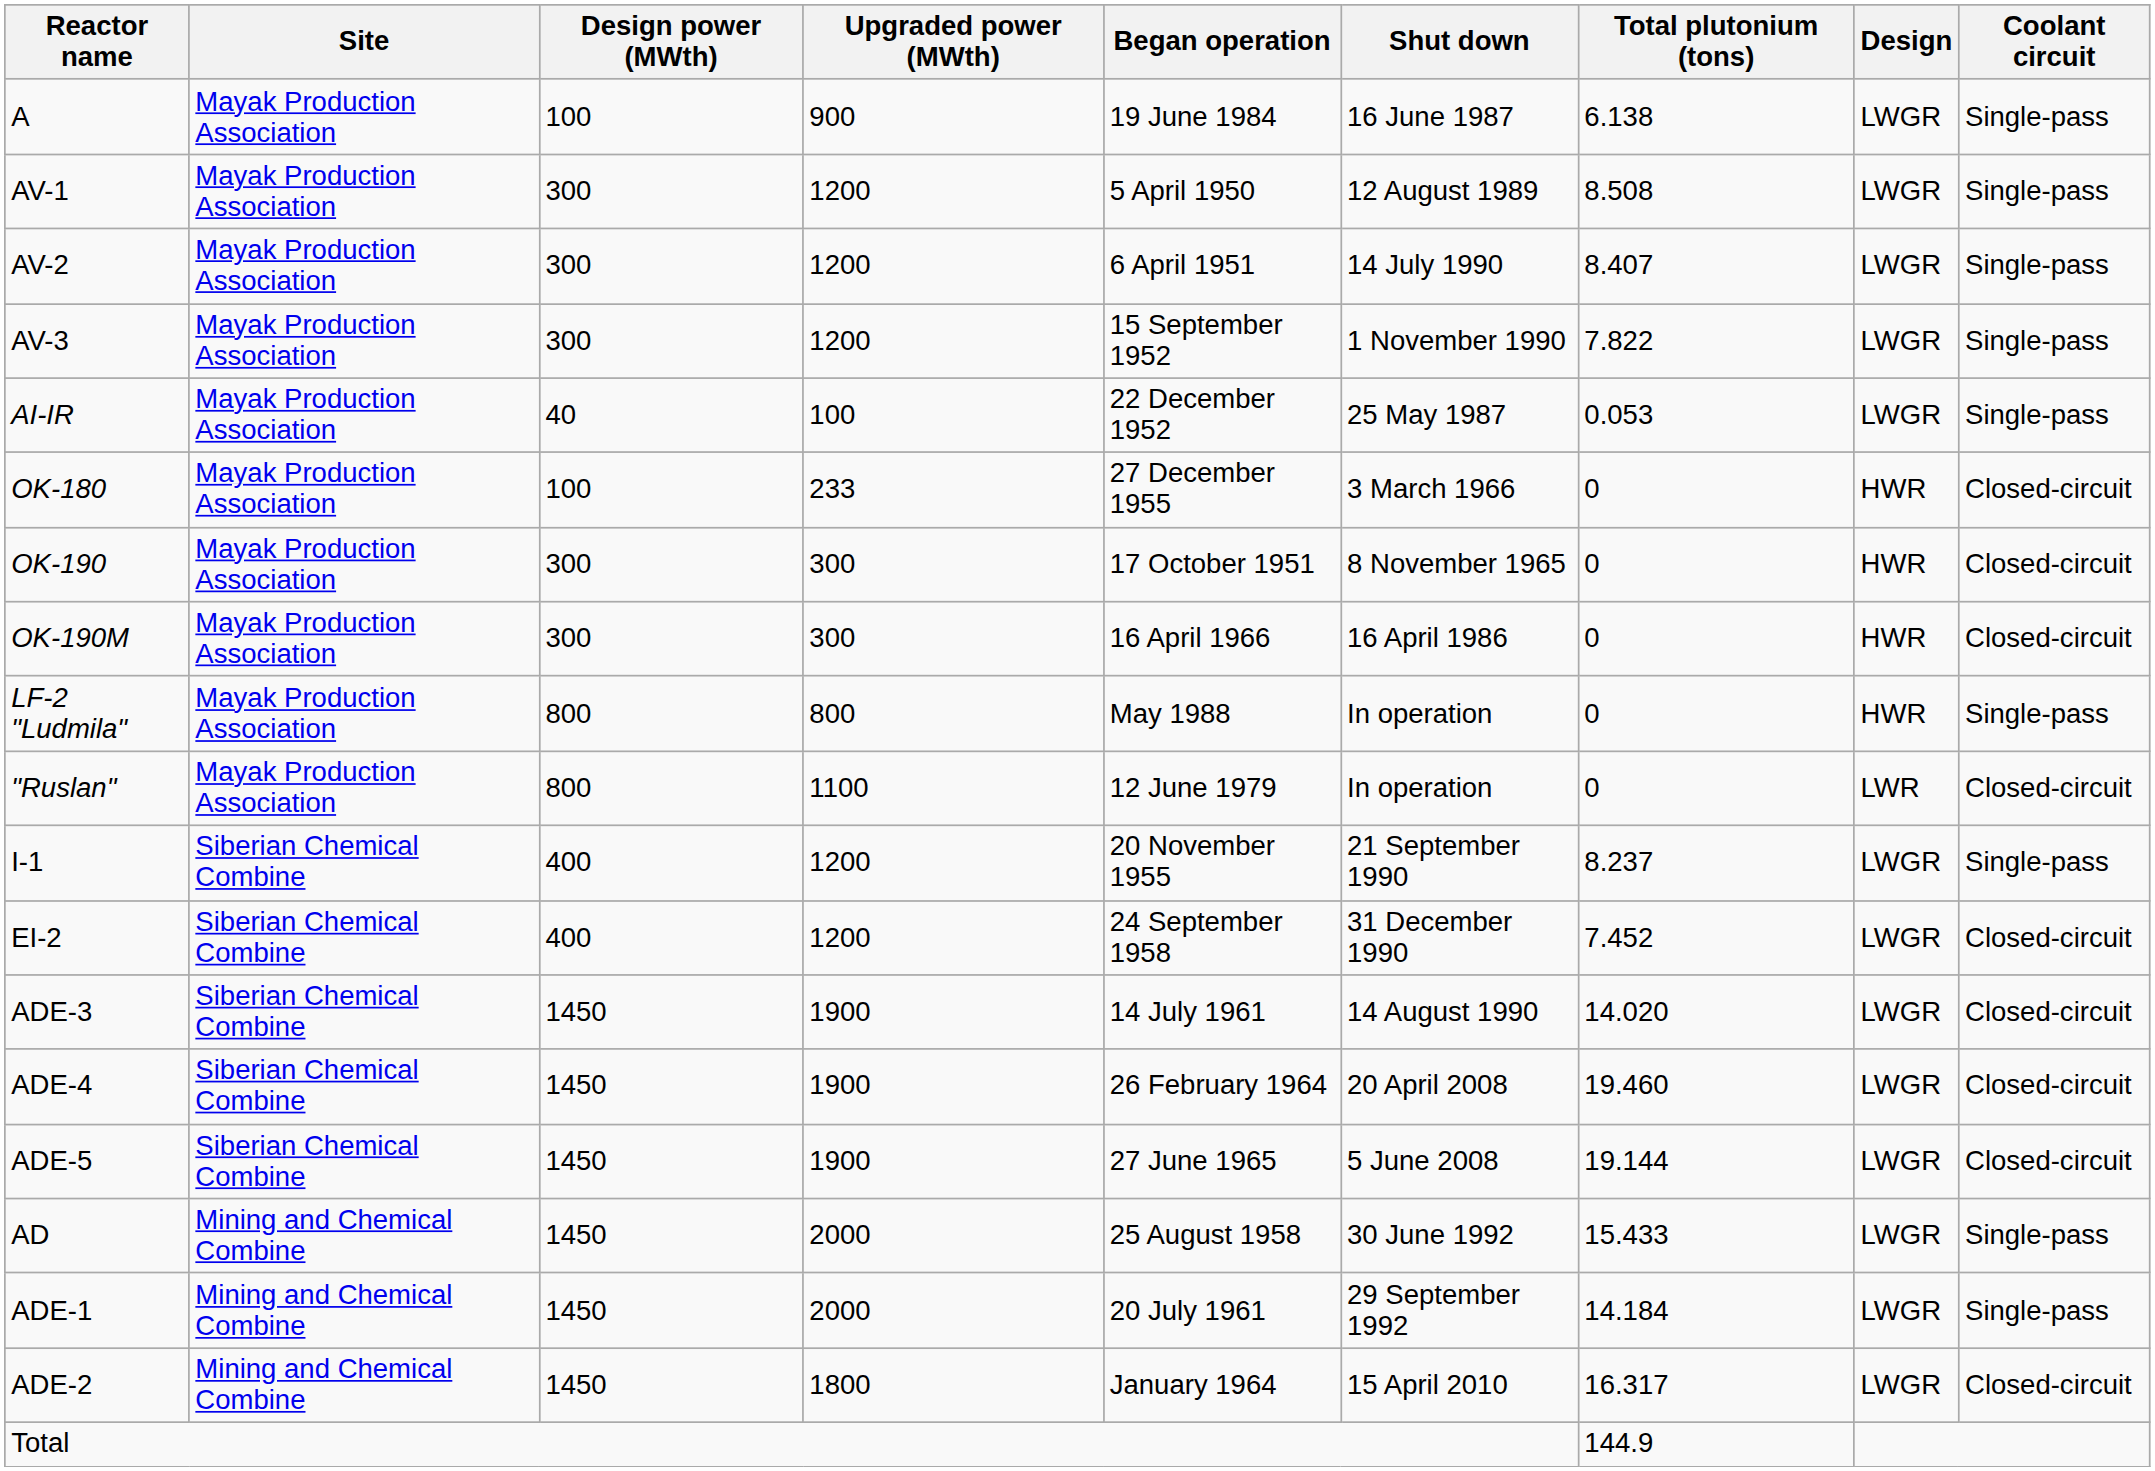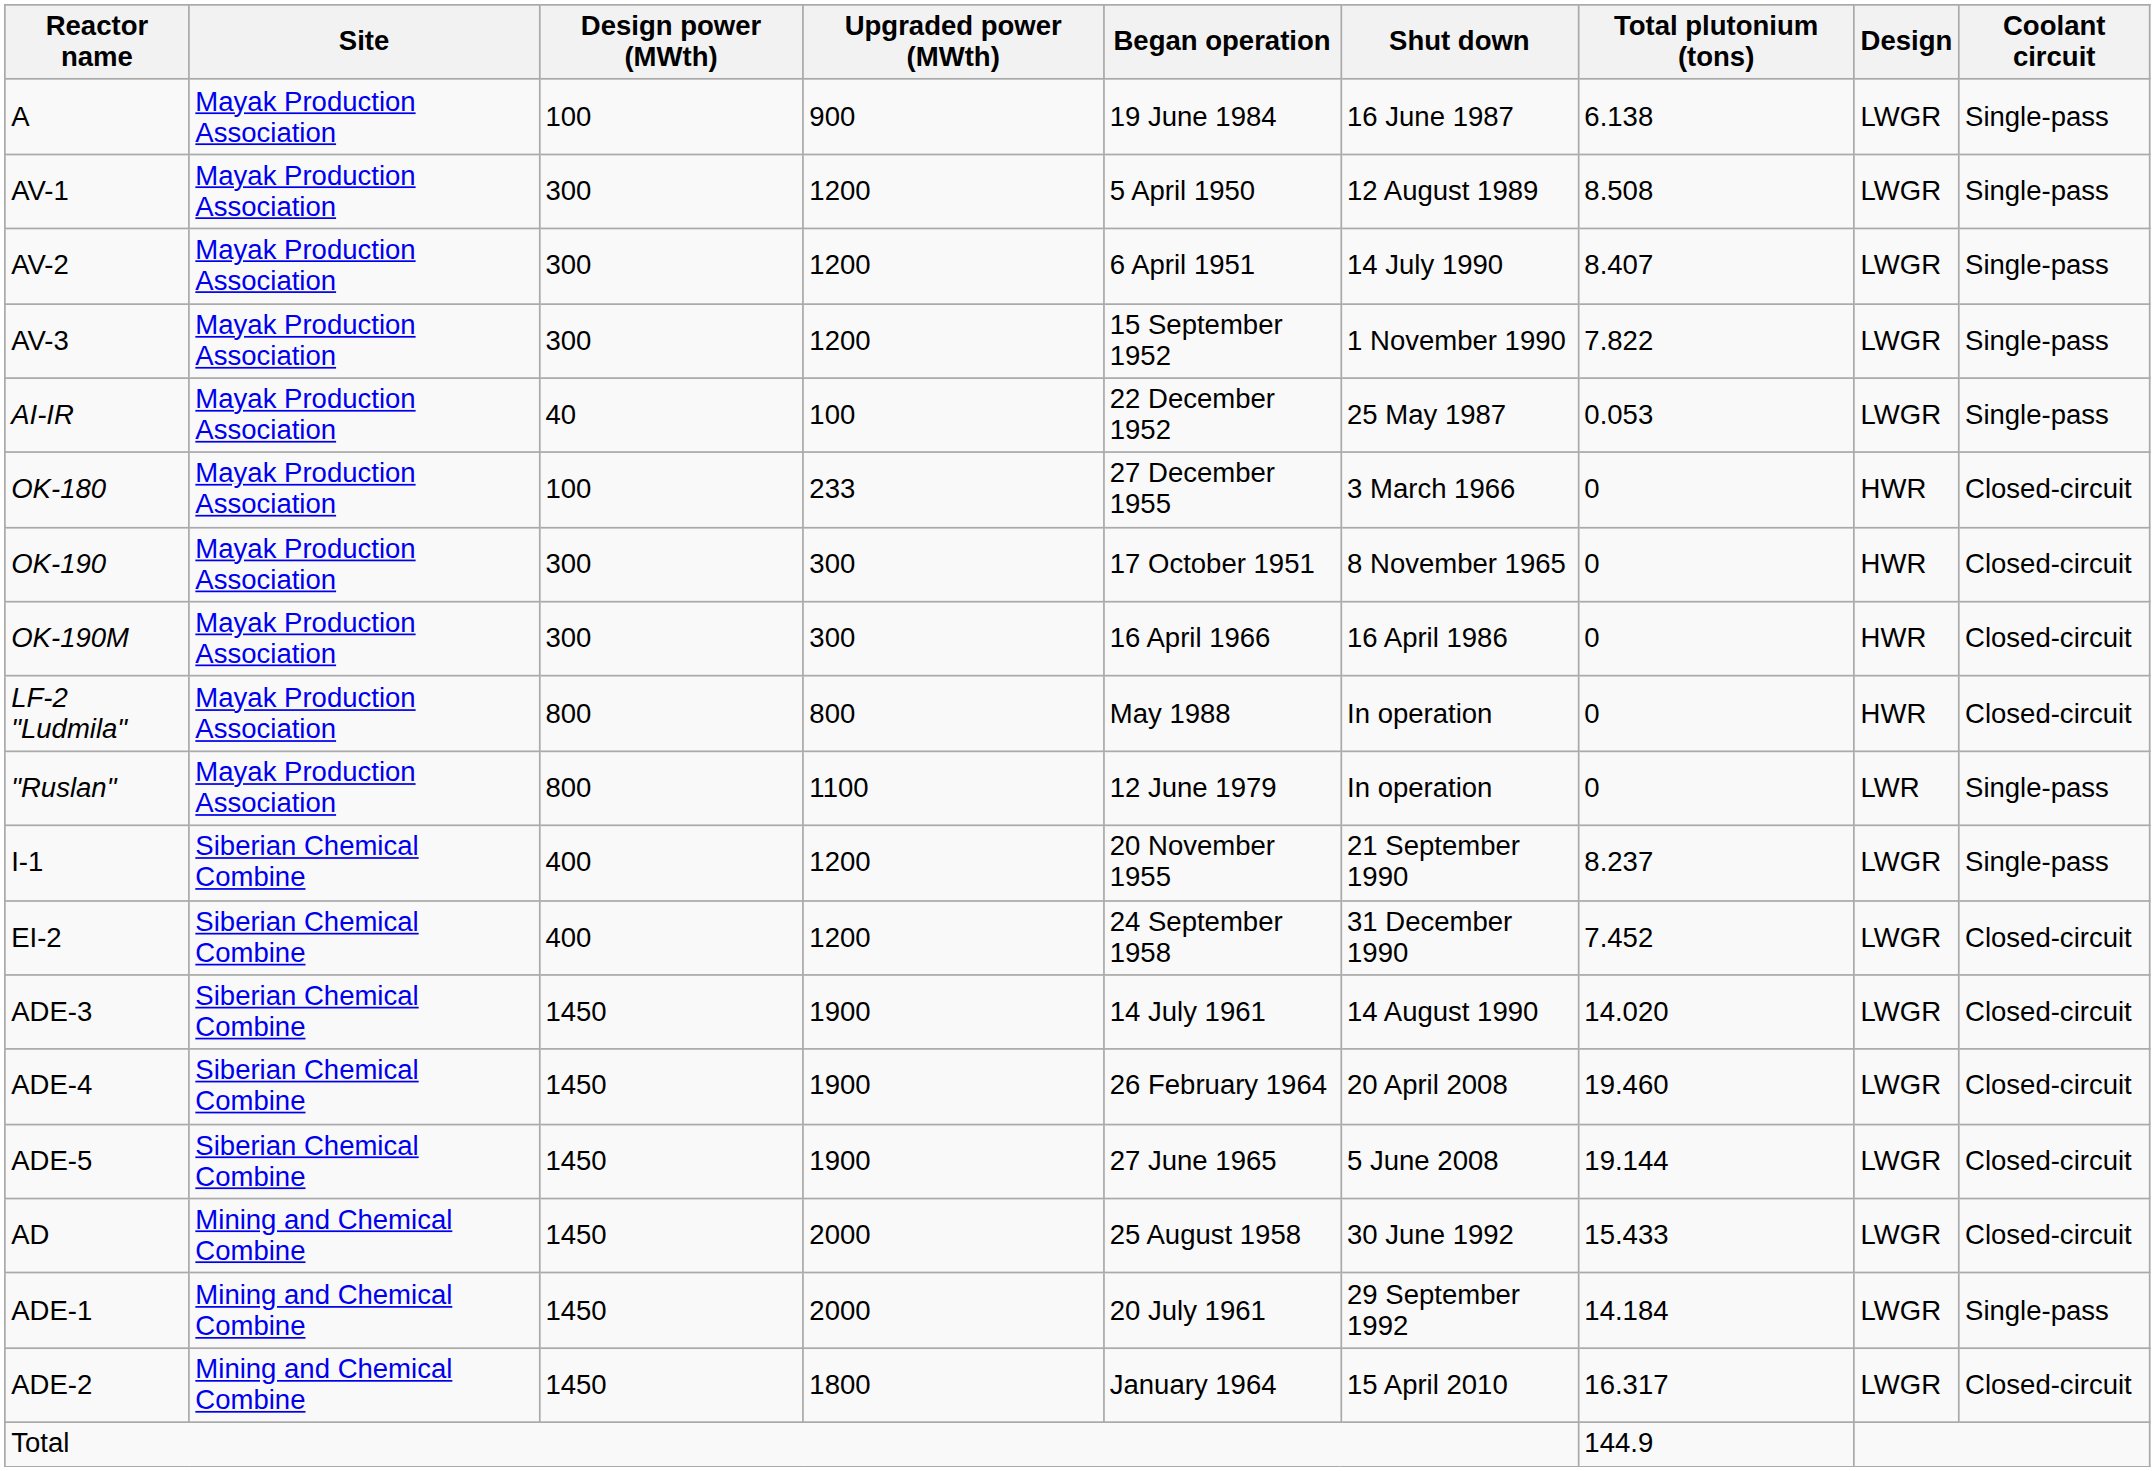(2037, 713) Single-pass -> (2048, 713) Closed-circuit
(2048, 787) Closed-circuit -> (2037, 787) Single-pass
(2037, 1235) Single-pass -> (2048, 1235) Closed-circuit
